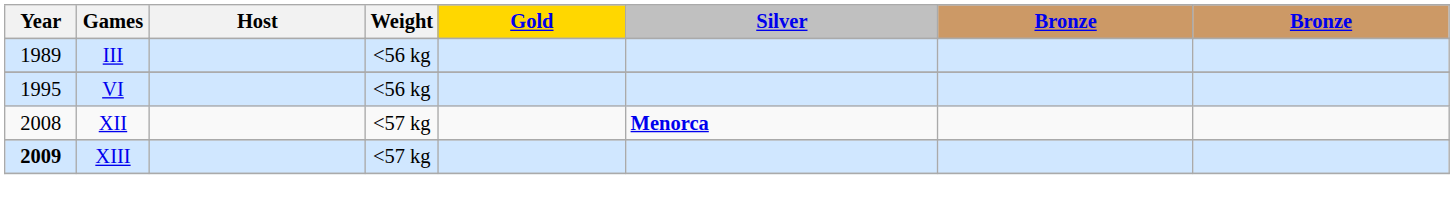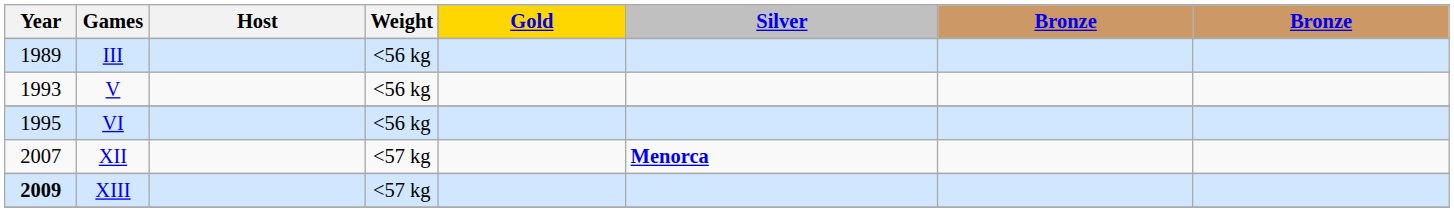+ row: (113, 89)
(41, 123) 2008 -> (41, 156) 2007
